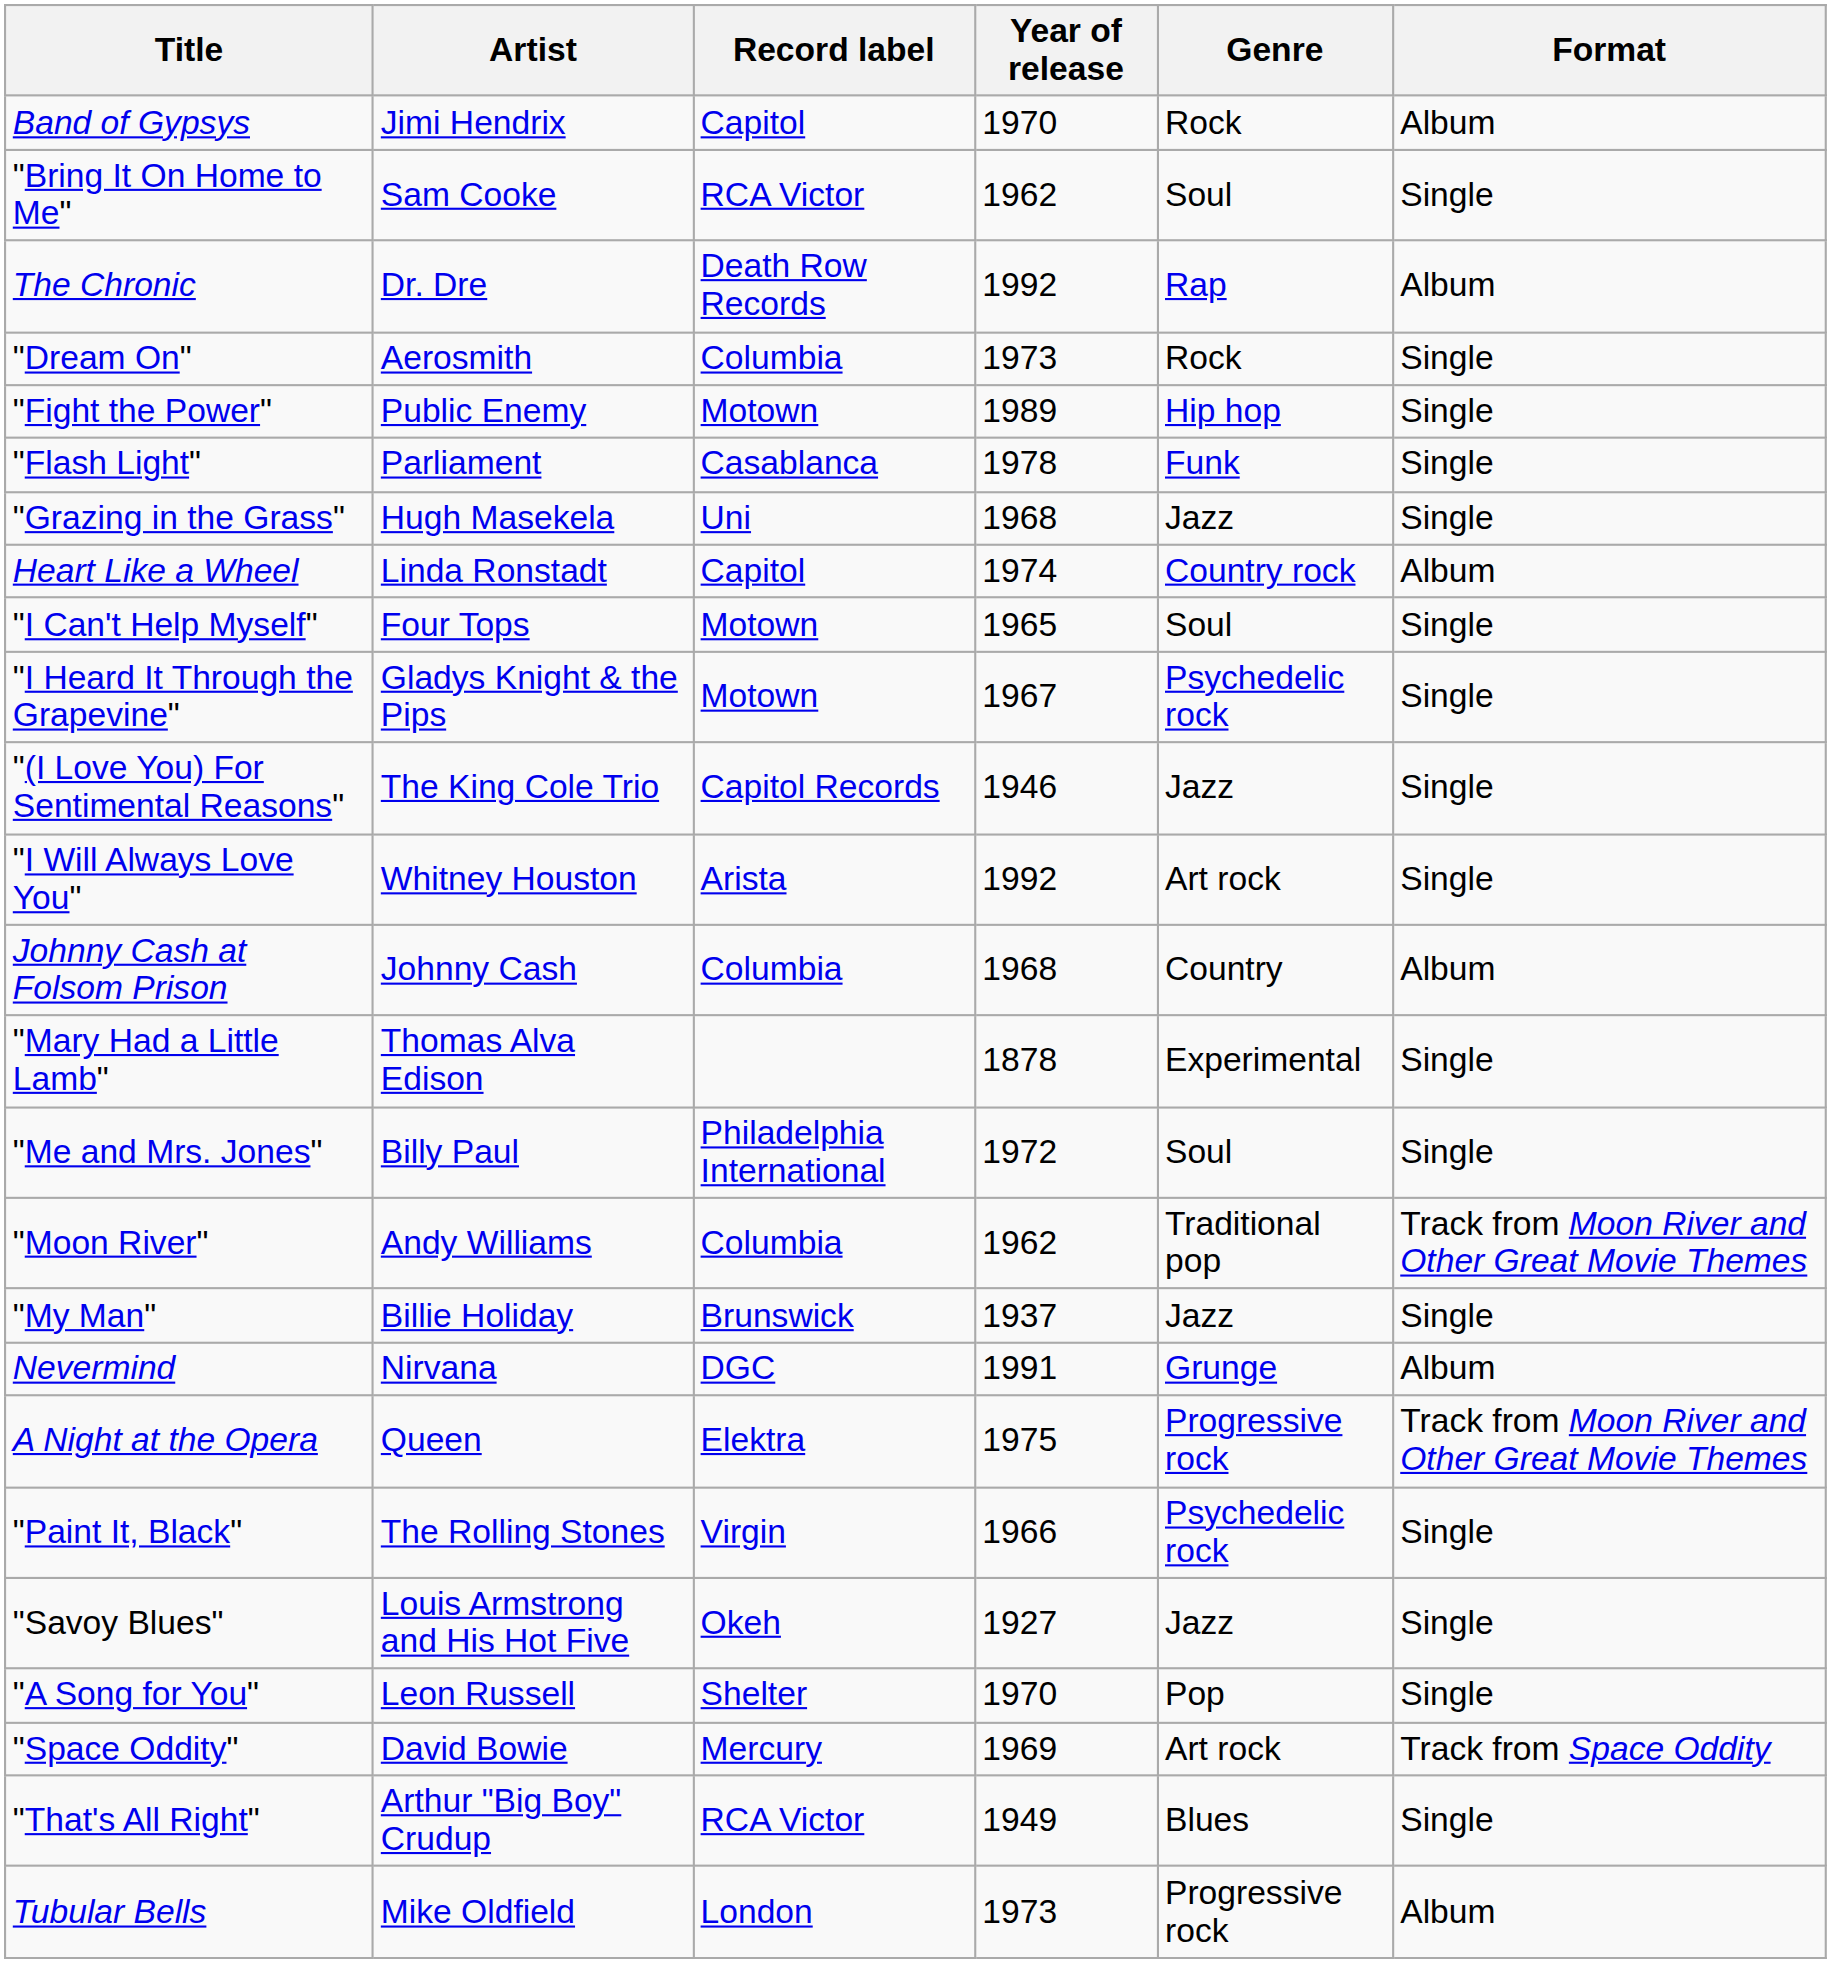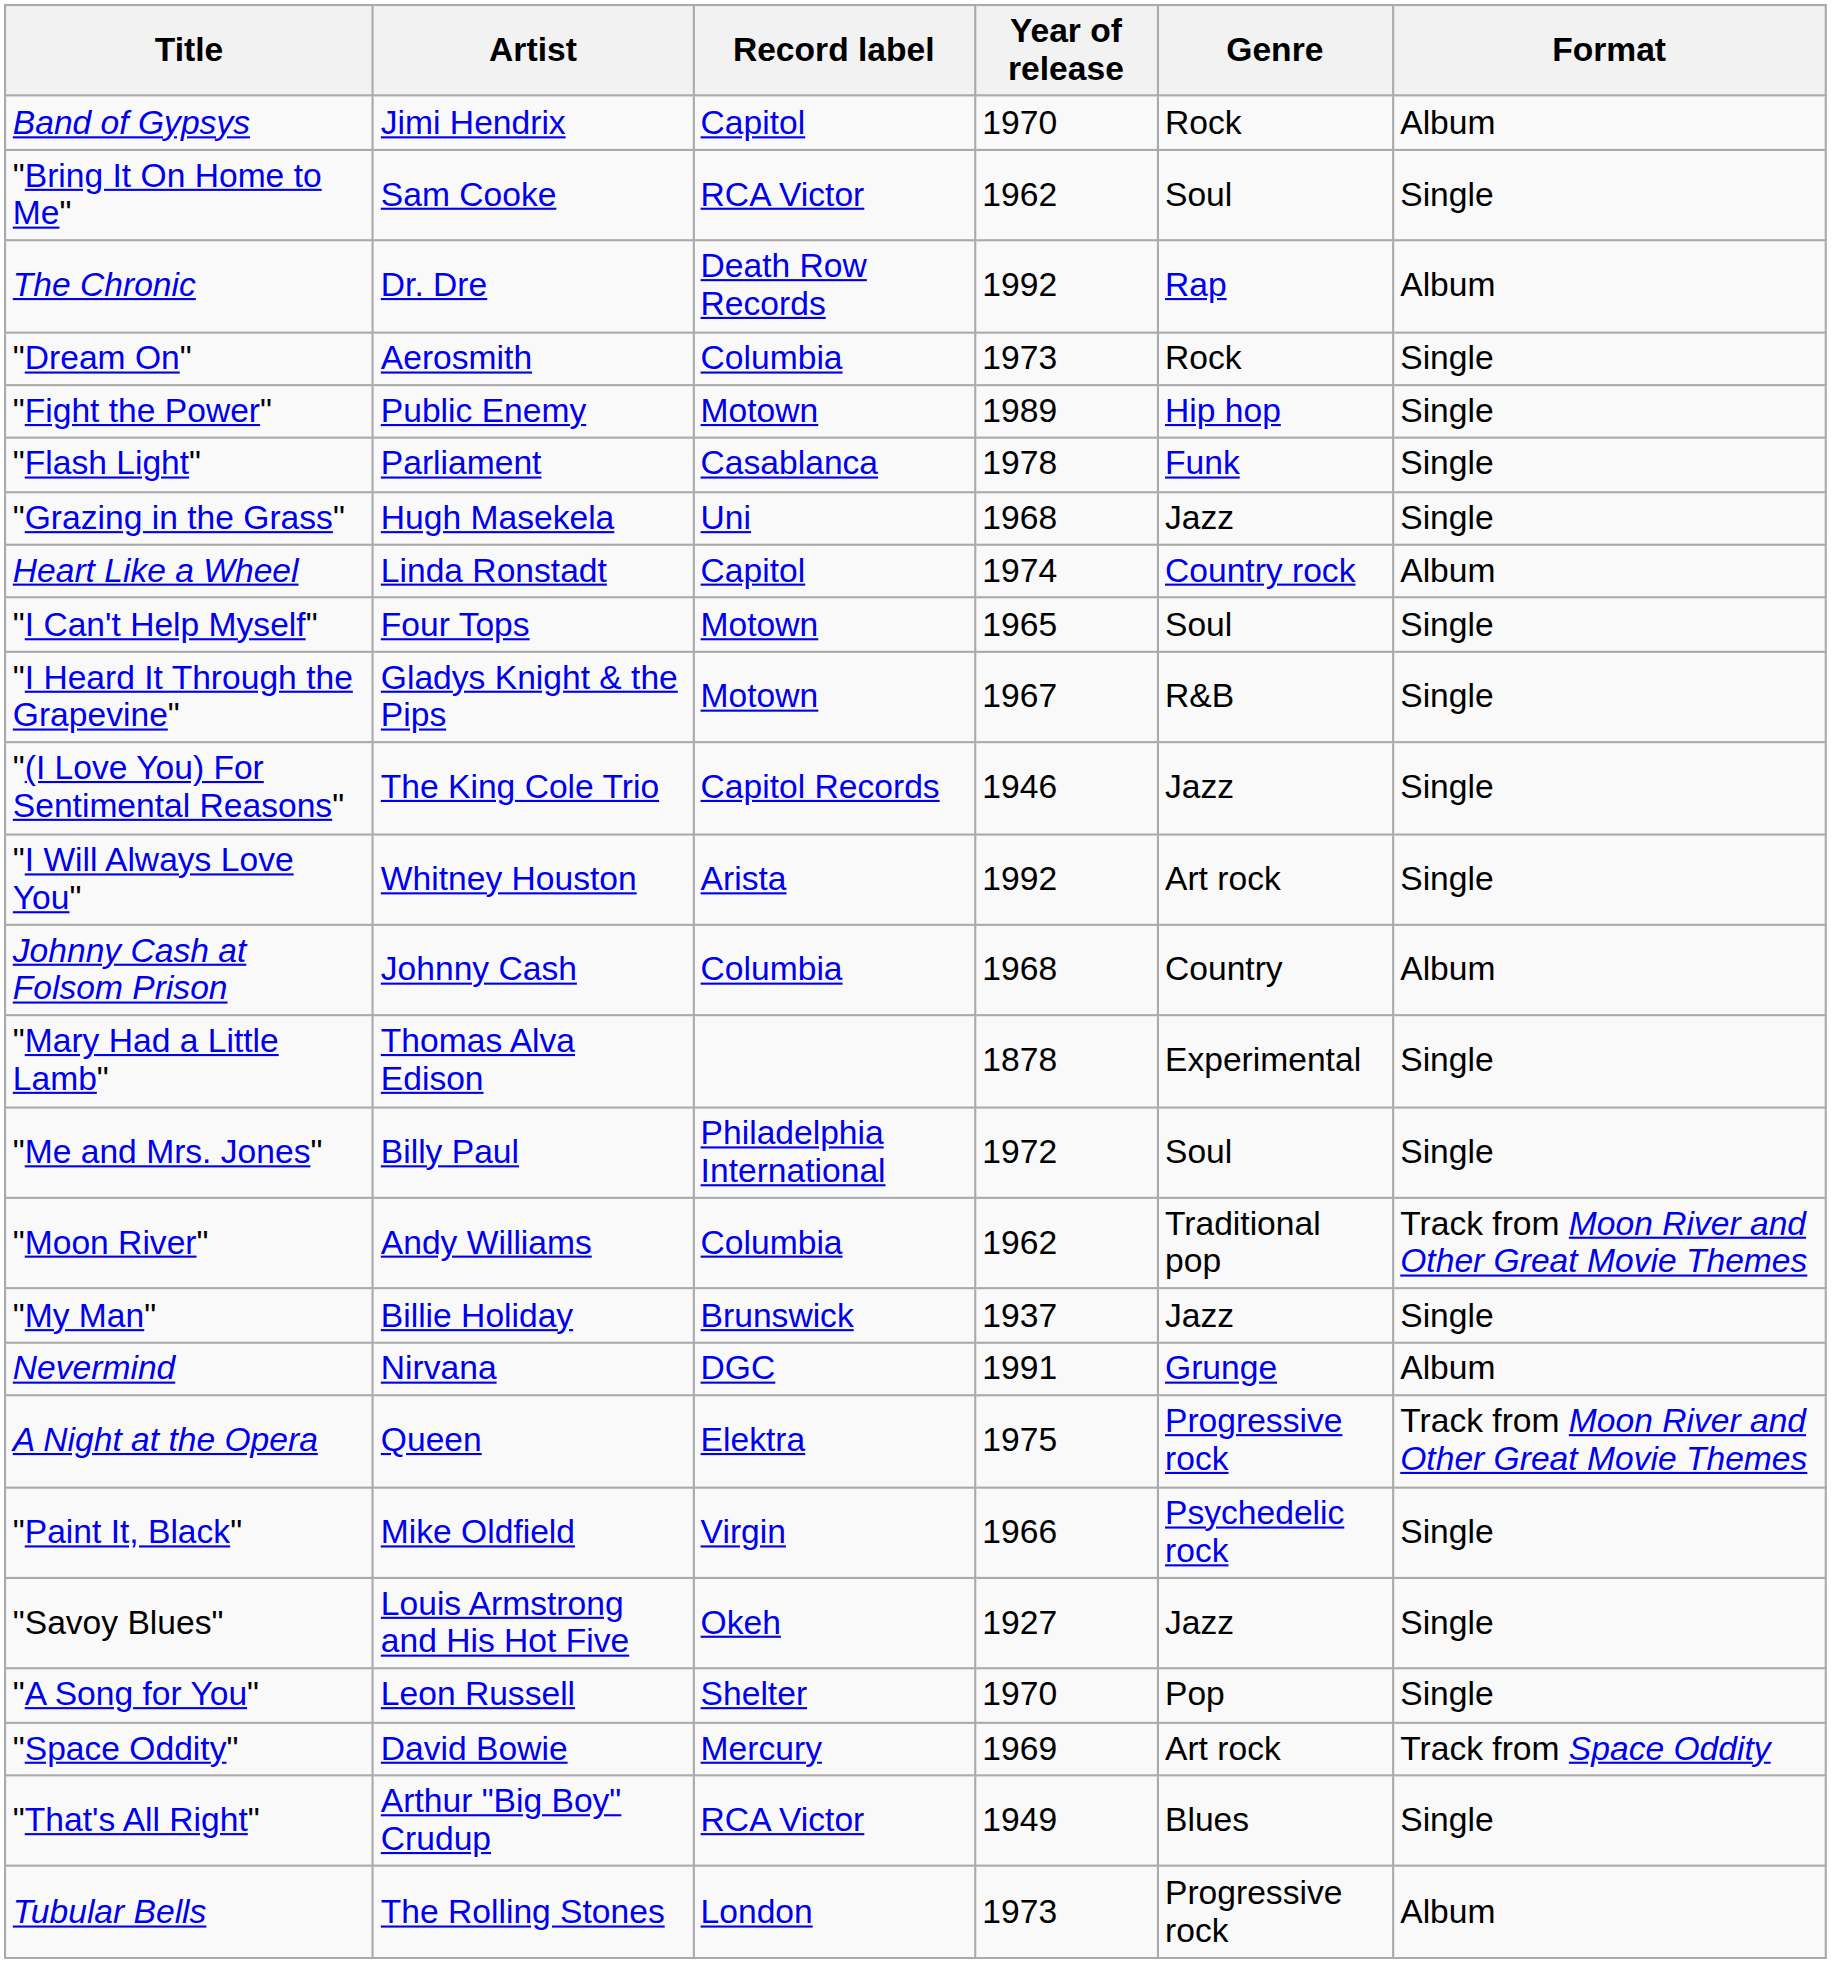(1255, 696) Psychedelic rock -> (1200, 696) R&B
(523, 1531) The Rolling Stones -> (478, 1531) Mike Oldfield
(478, 1911) Mike Oldfield -> (523, 1911) The Rolling Stones
